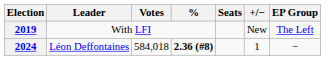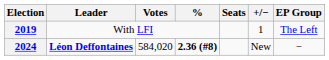(257, 30) New -> (261, 30) 1
(89, 47) normal -> (91, 47) bold
(152, 47) 584,018 -> (155, 47) 584,020
(257, 47) 1 -> (261, 47) New
